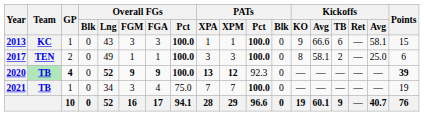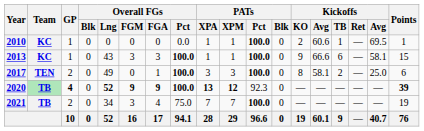+ row: (16, 42)
(132, 57) 1 -> (132, 73) 0
(70, 88) 1 -> (70, 103) 2
